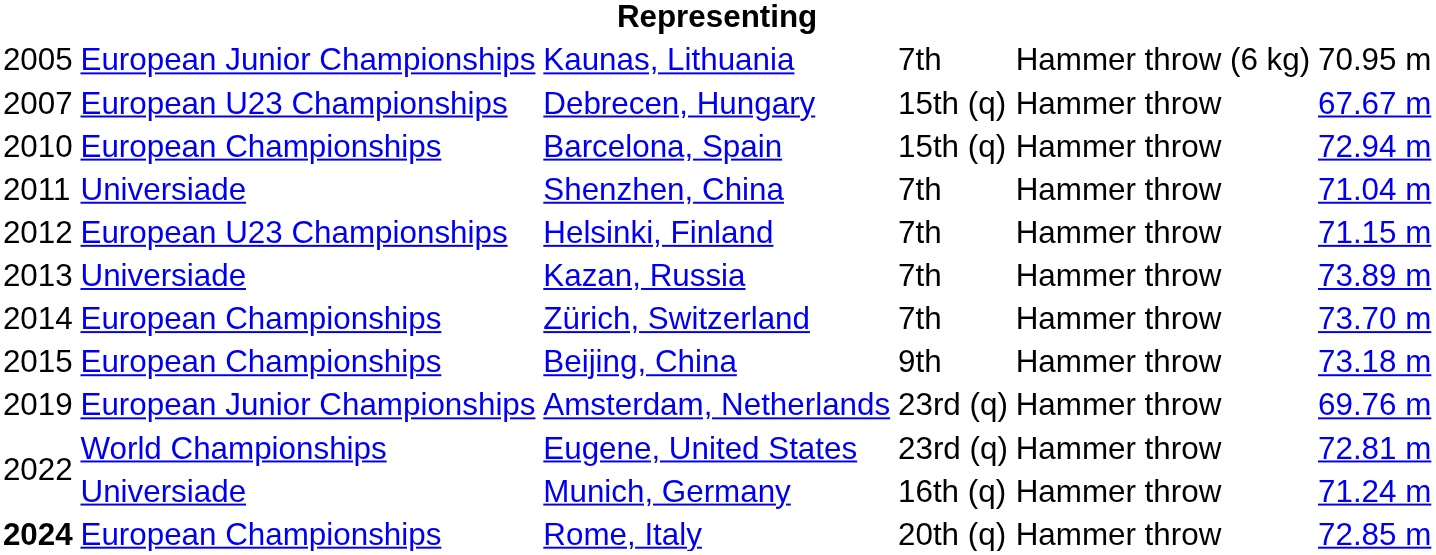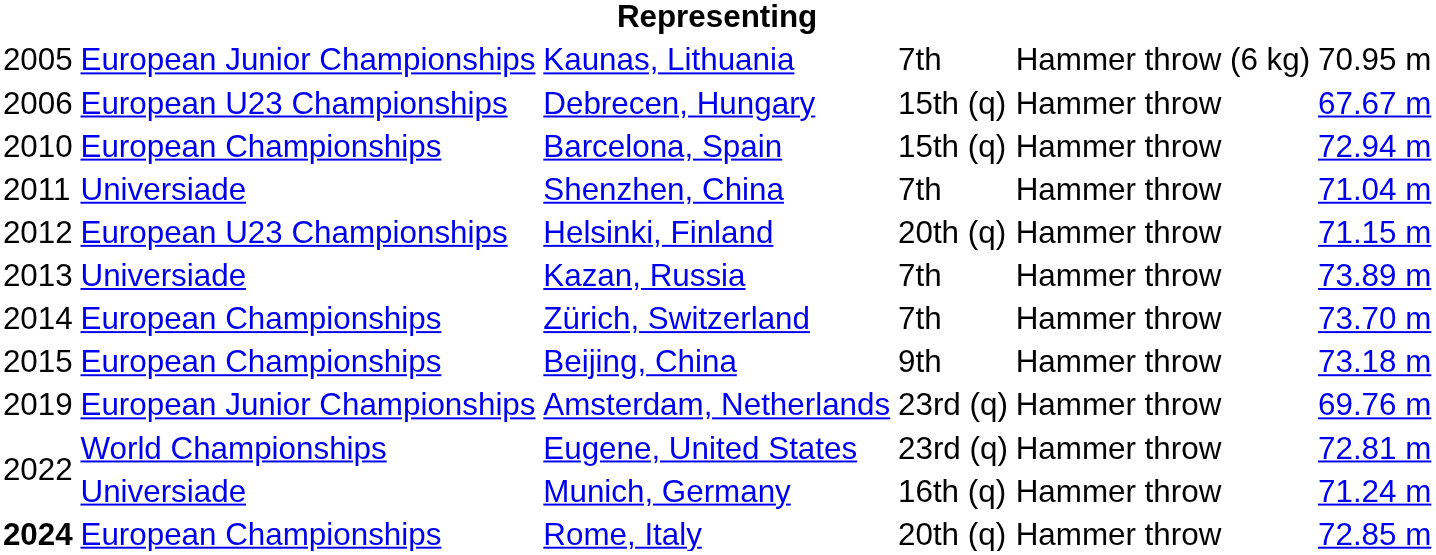(38, 103) 2007 -> (38, 103) 2006
(920, 232) 7th -> (952, 232) 20th (q)
